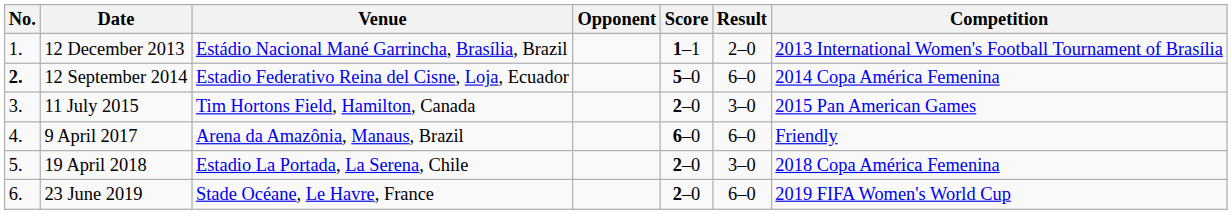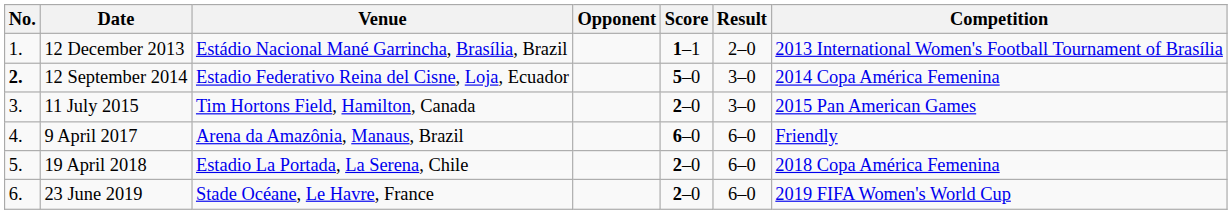(742, 77) 6–0 -> (742, 77) 3–0
(742, 164) 3–0 -> (742, 164) 6–0
